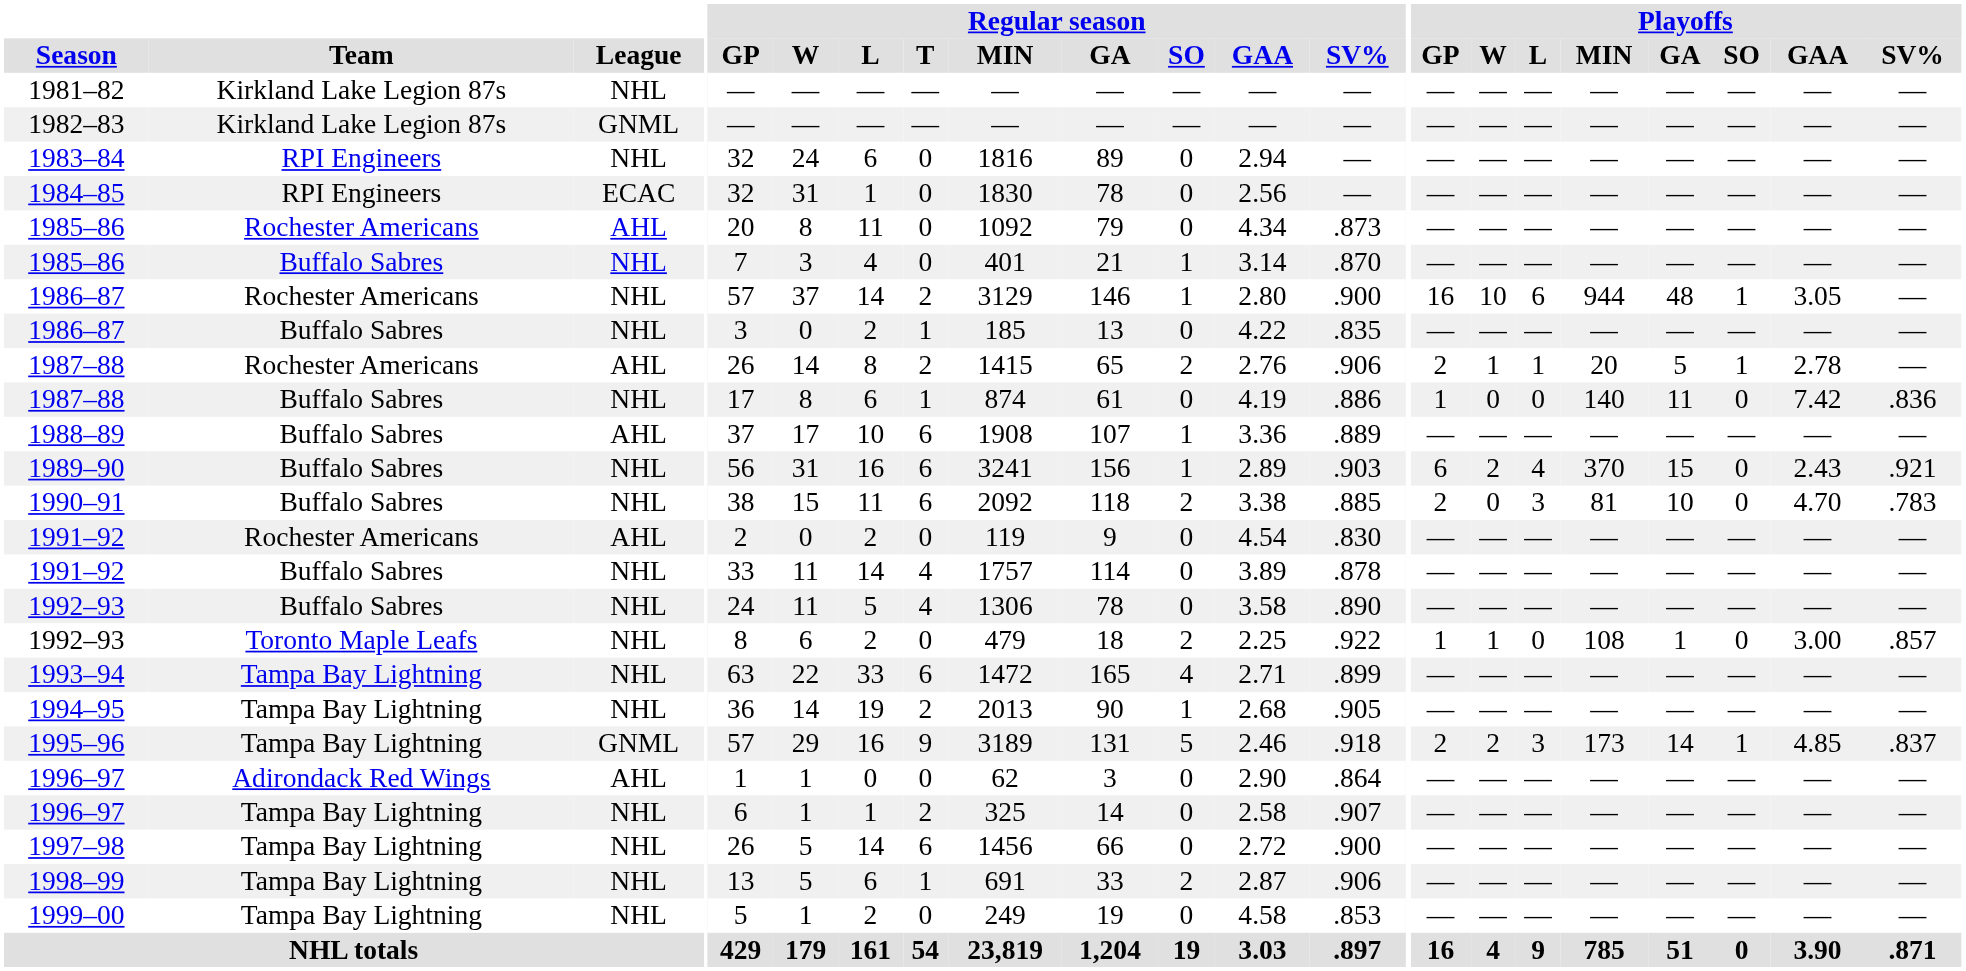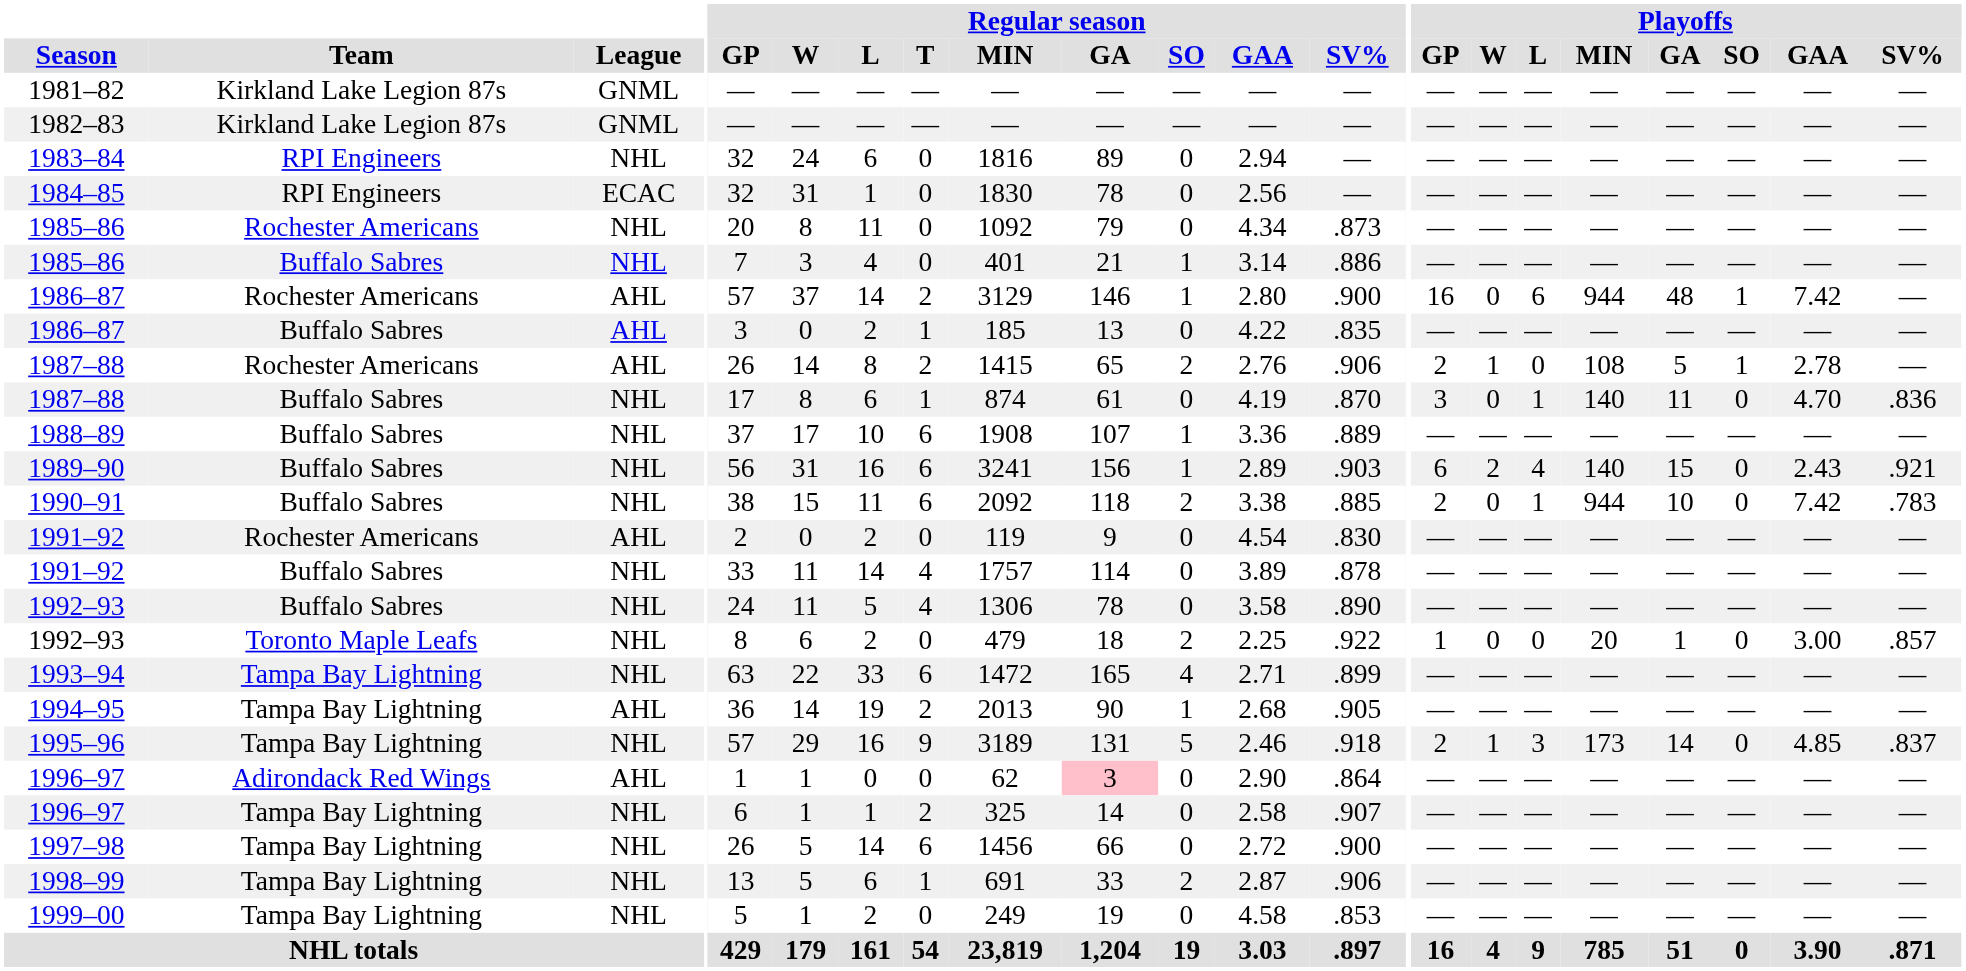(639, 89) NHL -> (639, 89) GNML
(639, 227) AHL -> (639, 227) NHL
(1357, 261) .870 -> (1357, 261) .886
(639, 296) NHL -> (639, 296) AHL
(1493, 296) 10 -> (1493, 296) 0
(1818, 296) 3.05 -> (1818, 296) 7.42
(639, 330) NHL -> (639, 330) AHL
(1538, 364) 1 -> (1538, 364) 0
(1604, 364) 20 -> (1604, 364) 108
(1357, 399) .886 -> (1357, 399) .870
(1440, 399) 1 -> (1440, 399) 3
(1538, 399) 0 -> (1538, 399) 1
(1818, 399) 7.42 -> (1818, 399) 4.70
(639, 433) AHL -> (639, 433) NHL
(1604, 468) 370 -> (1604, 468) 140
(1538, 502) 3 -> (1538, 502) 1
(1604, 502) 81 -> (1604, 502) 944
(1818, 502) 4.70 -> (1818, 502) 7.42
(1493, 640) 1 -> (1493, 640) 0
(1604, 640) 108 -> (1604, 640) 20
(639, 708) NHL -> (639, 708) AHL
(639, 743) GNML -> (639, 743) NHL
(1493, 743) 2 -> (1493, 743) 1
(1742, 743) 1 -> (1742, 743) 0
(1110, 777) no background -> (1110, 777) pink background
